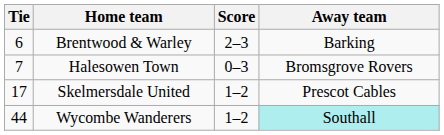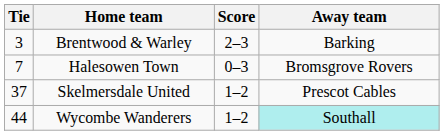(19, 42) 6 -> (19, 42) 3
(19, 92) 17 -> (19, 92) 37
